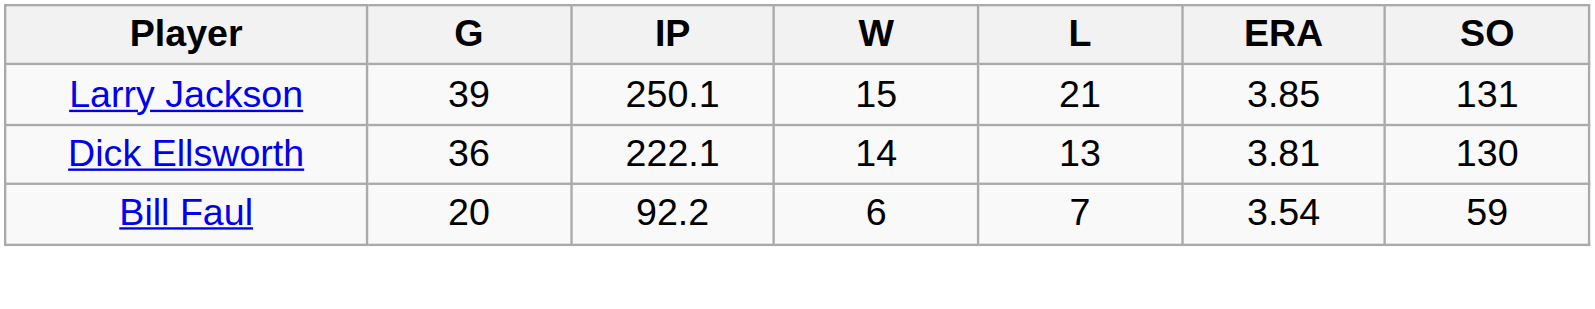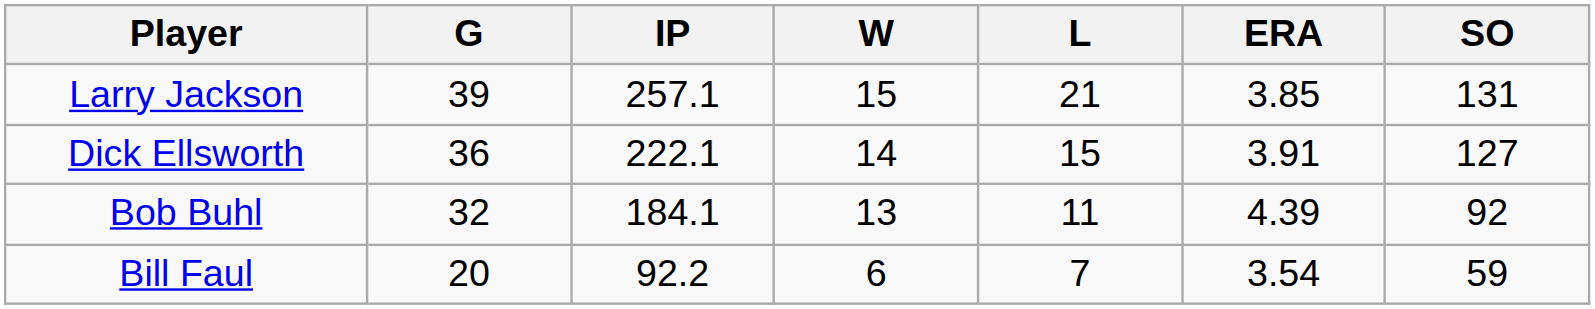(673, 93) 250.1 -> (673, 93) 257.1
(1080, 153) 13 -> (1080, 153) 15
(1284, 153) 3.81 -> (1284, 153) 3.91
(1487, 153) 130 -> (1487, 153) 127
+ row: (186, 213)
